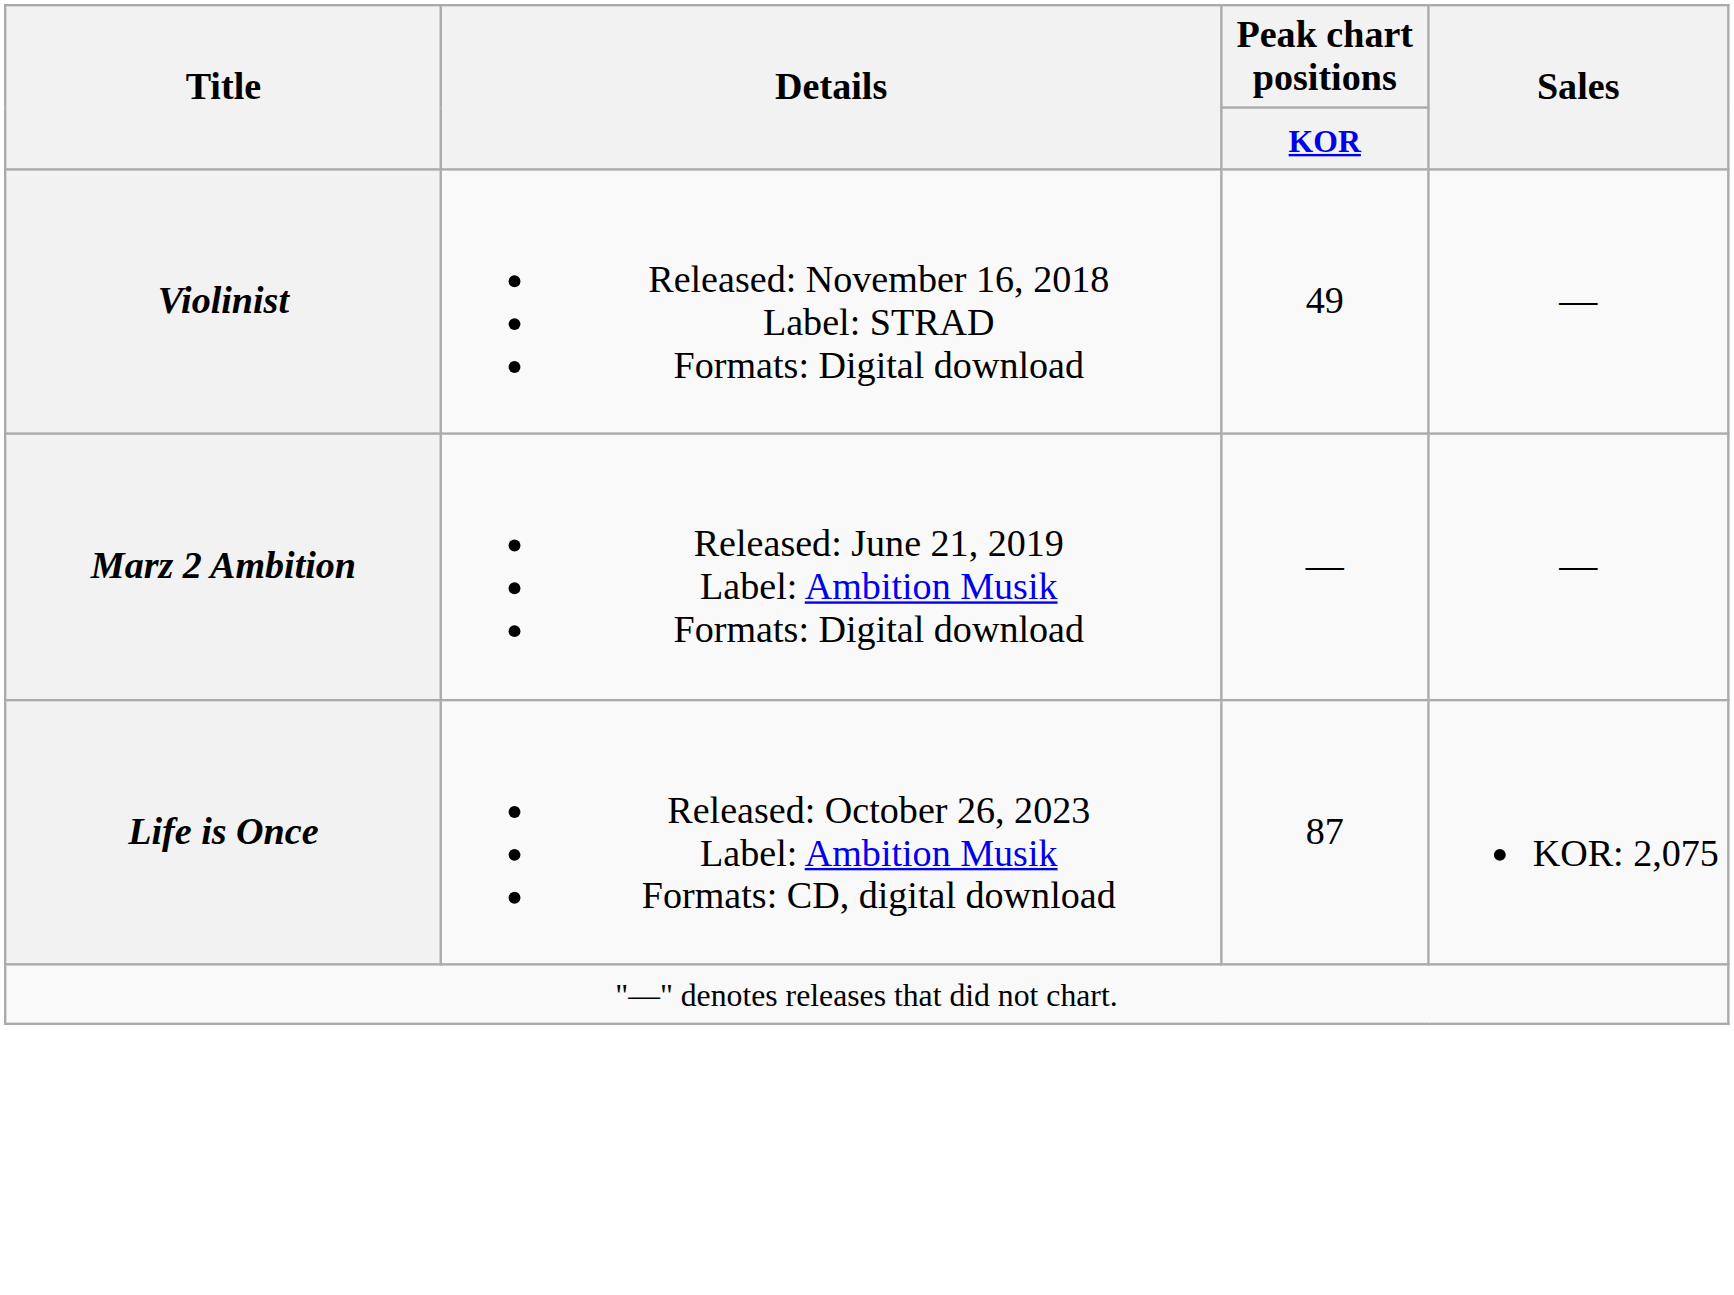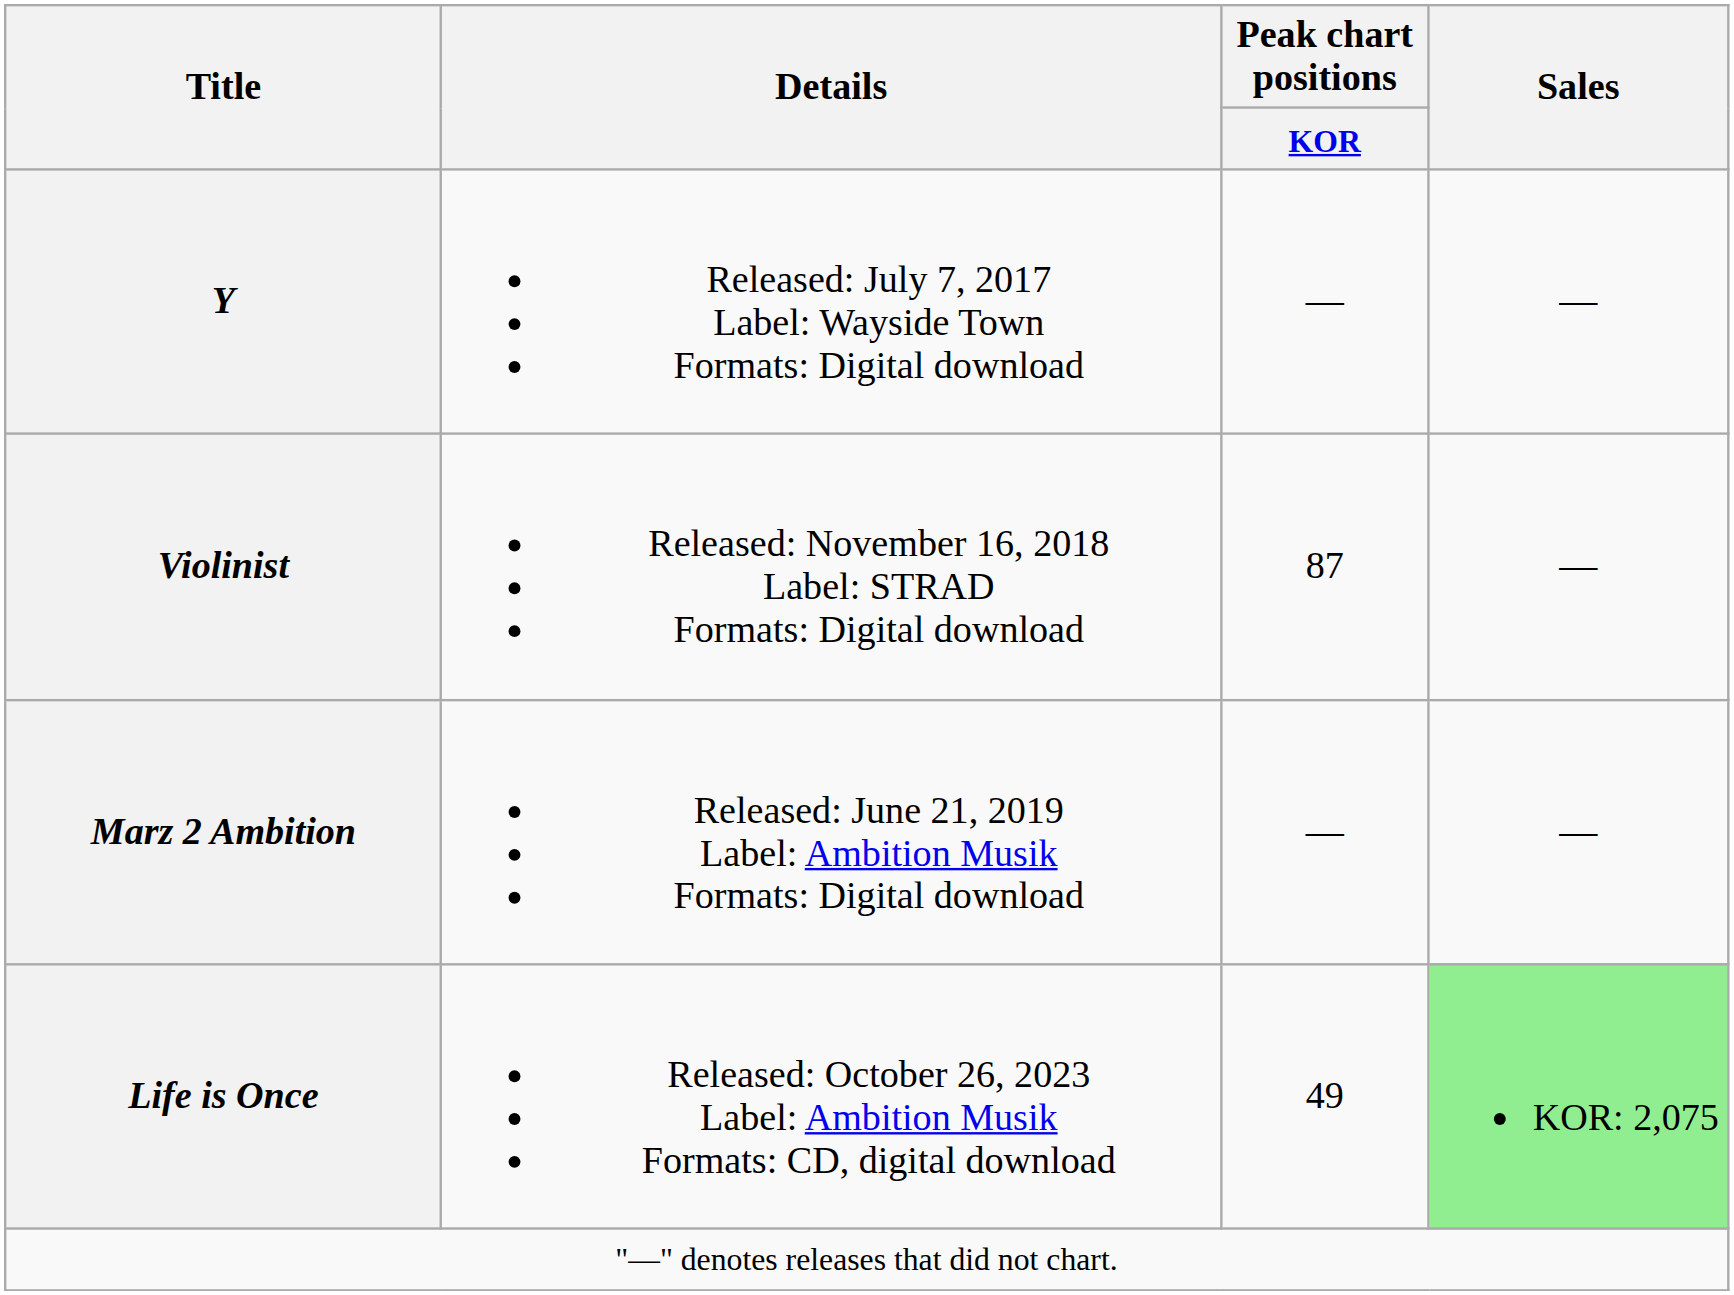+ row: (223, 300)
(1325, 300) 49 -> (1325, 565) 87
(1325, 830) 87 -> (1325, 1095) 49
(1578, 853) no background -> (1578, 1118) lightgreen background
